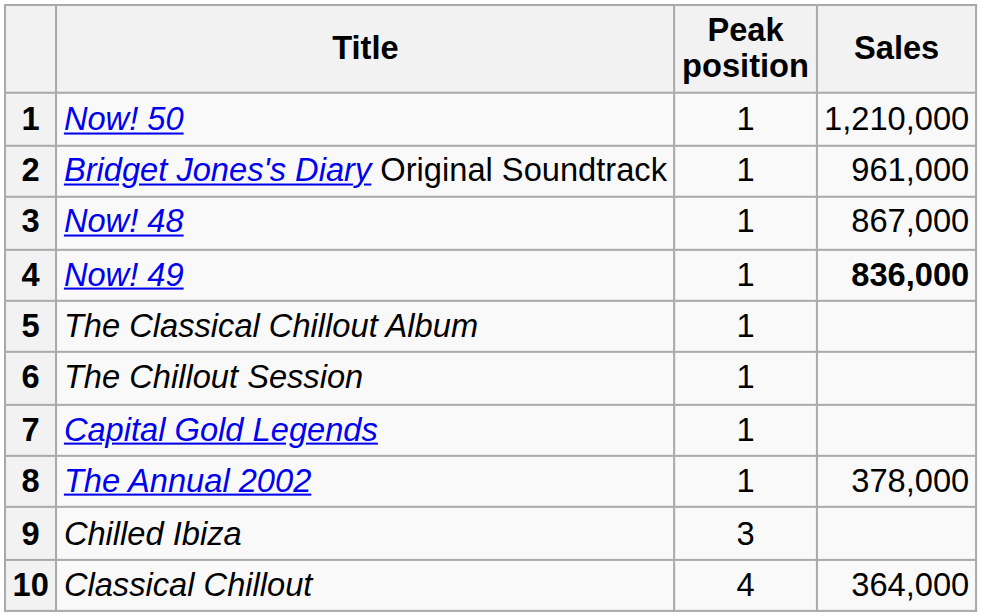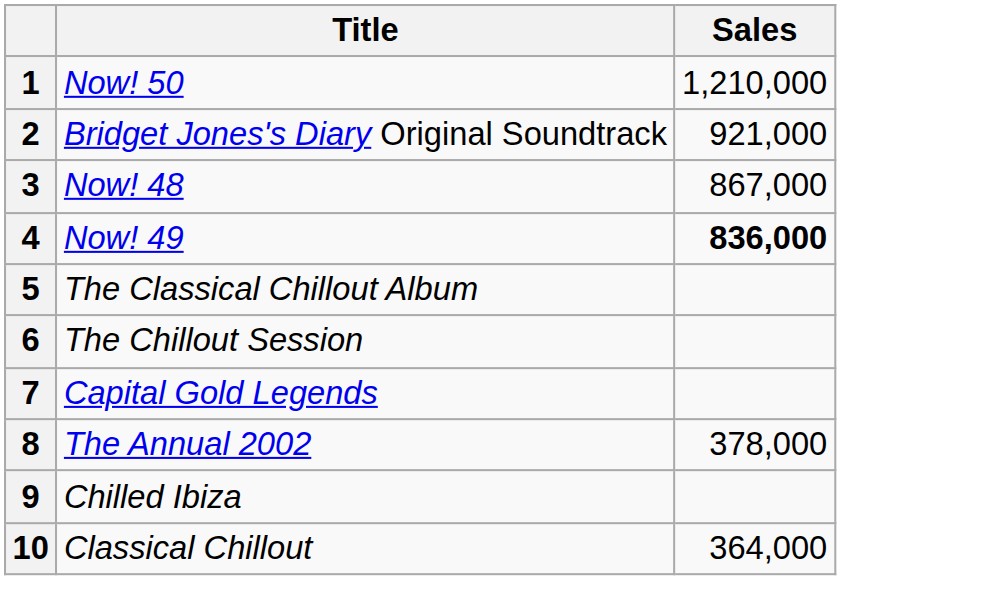- column: (746, 48)
(910, 170) 961,000 -> (768, 133) 921,000
